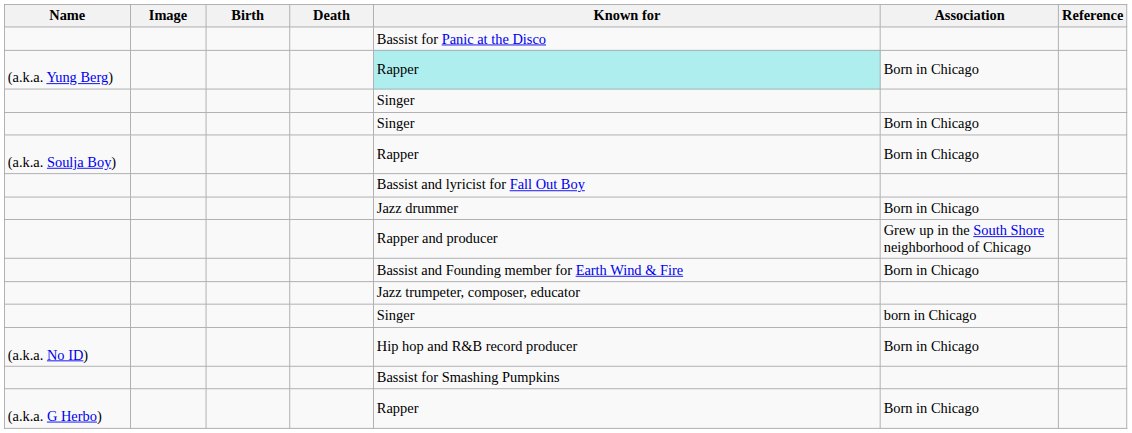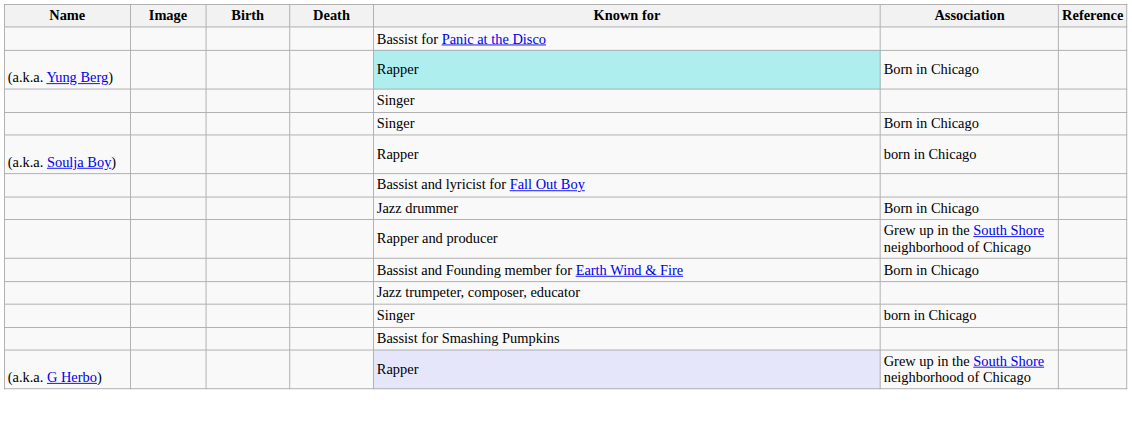(931, 154) Born in Chicago -> (930, 154) born in Chicago
- row: (48, 354)
(398, 408) no background -> (398, 369) lavender background
(931, 408) Born in Chicago -> (964, 369) Grew up in the South Shore neighborhood of Chicago
